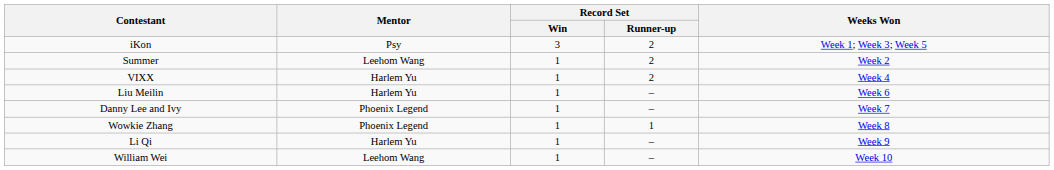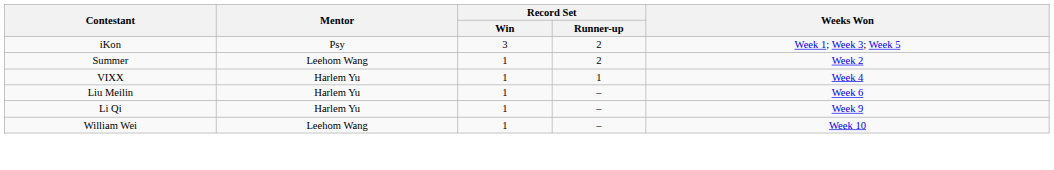(652, 77) 2 -> (599, 77) 1
- row: (141, 109)
- row: (141, 125)
